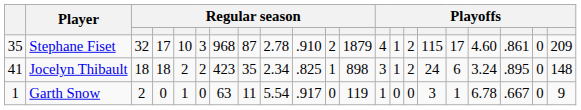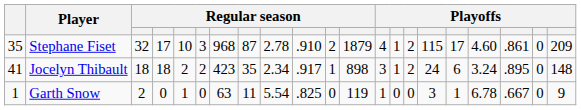(309, 69) .825 -> (309, 69) .917
(309, 92) .917 -> (309, 92) .825
